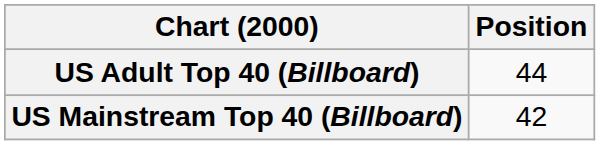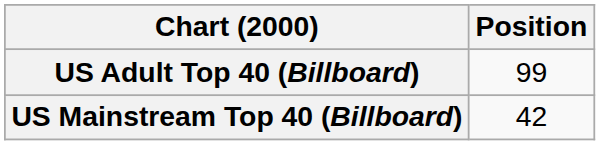(531, 71) 44 -> (531, 71) 99
